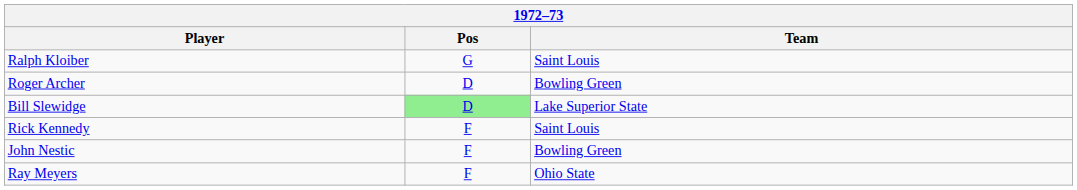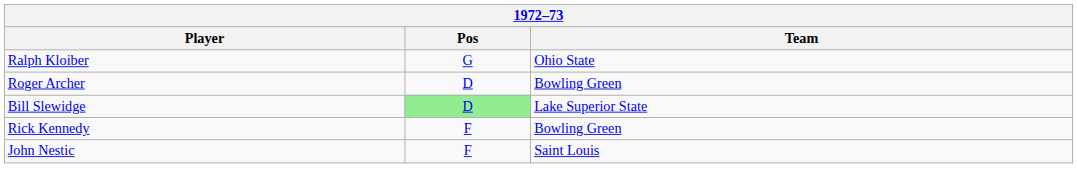(567, 60) Saint Louis -> (564, 60) Ohio State
(567, 128) Saint Louis -> (578, 128) Bowling Green
(578, 151) Bowling Green -> (567, 151) Saint Louis
- row: (42, 173)
